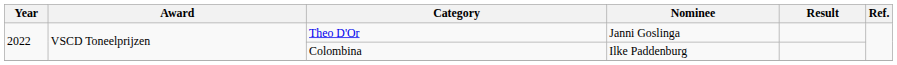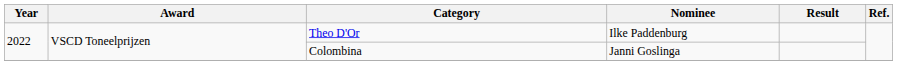(645, 32) Janni Goslinga -> (648, 32) Ilke Paddenburg
(648, 51) Ilke Paddenburg -> (645, 51) Janni Goslinga
